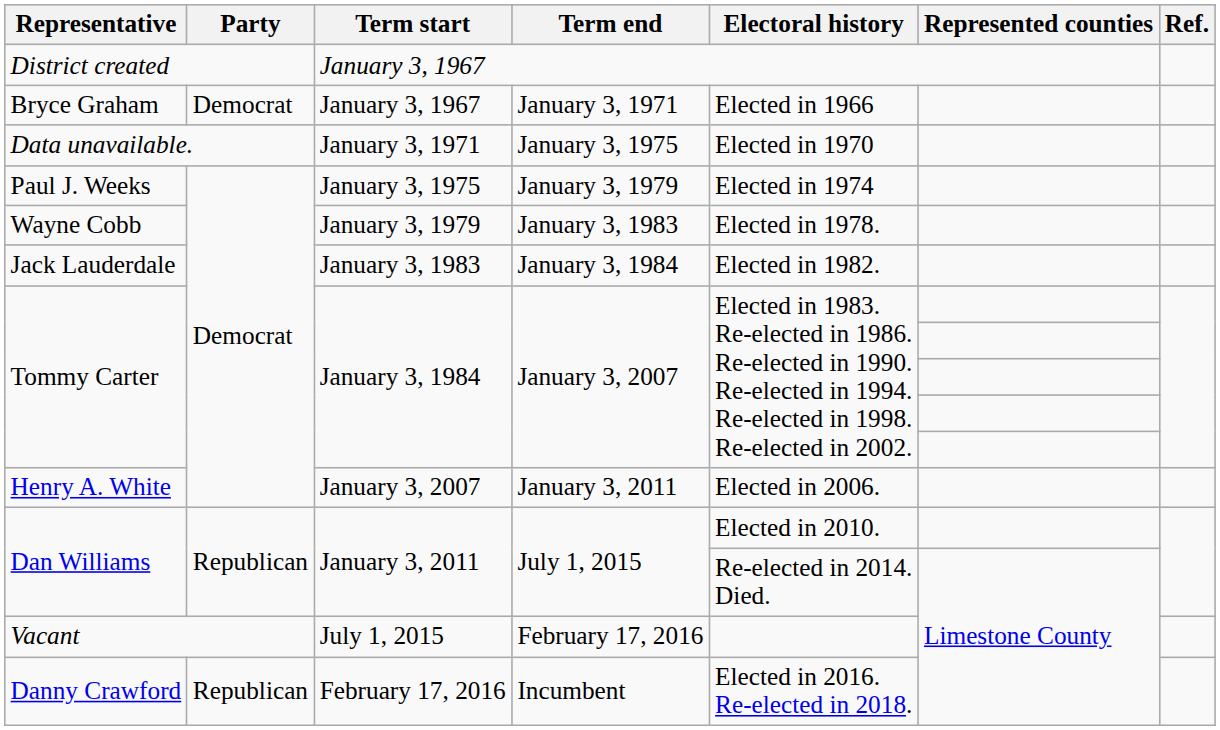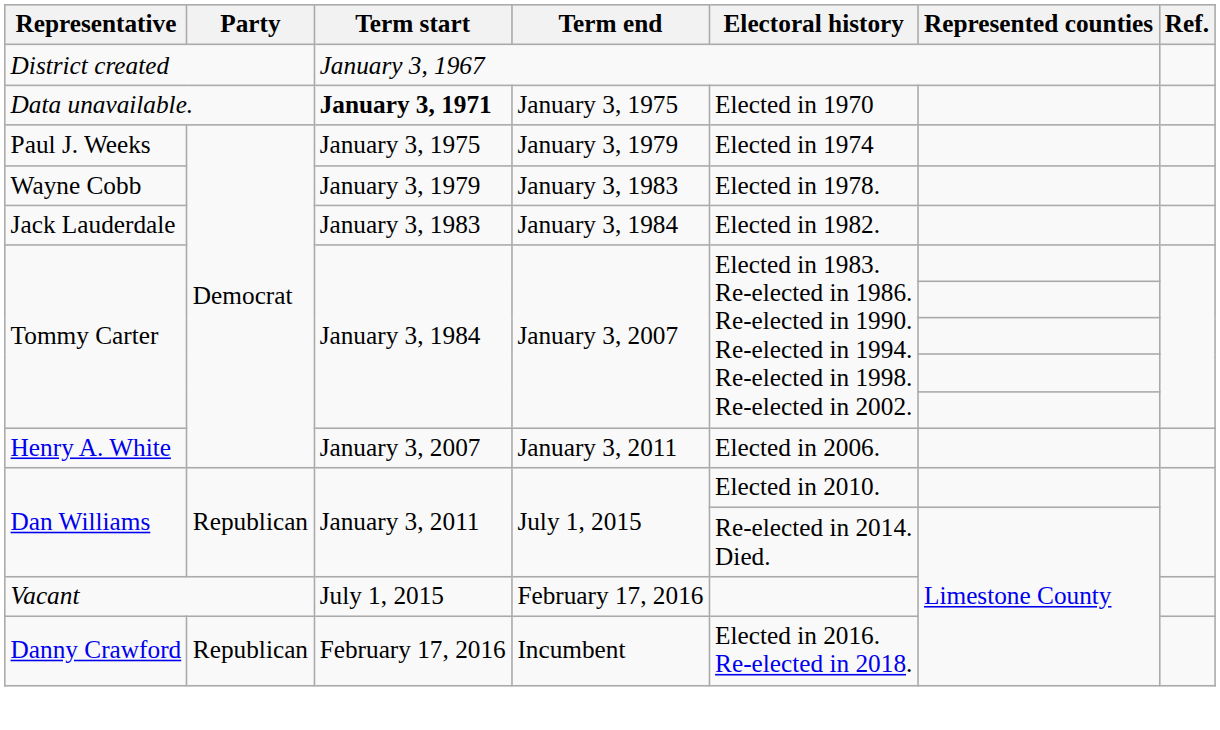- row: (85, 104)
(400, 144) normal -> (406, 104) bold
